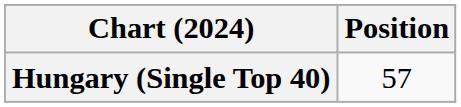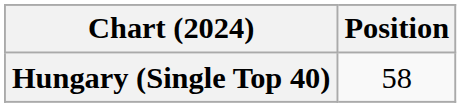(397, 76) 57 -> (397, 76) 58
